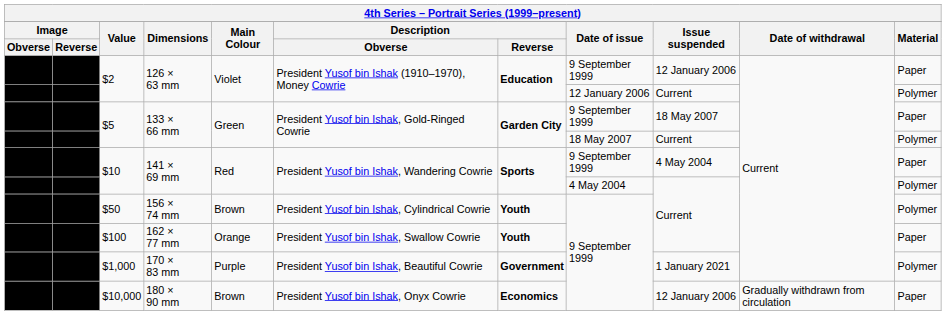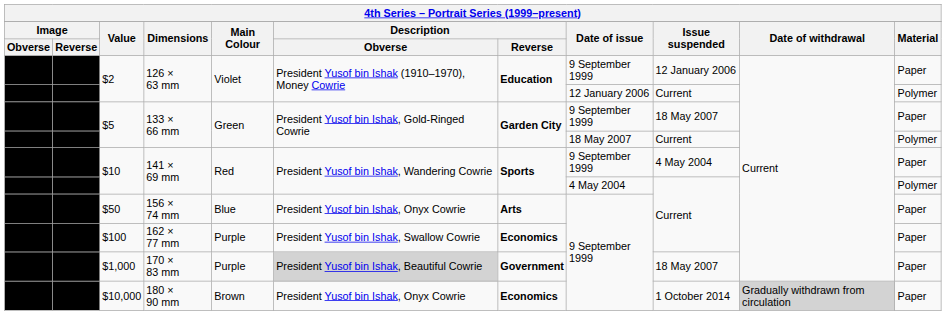(230, 209) Brown -> (225, 209) Blue
(383, 209) President Yusof bin Ishak, Cylindrical Cowrie -> (371, 209) President Yusof bin Ishak, Onyx Cowrie
(515, 209) Youth -> (511, 209) Arts
(917, 209) Polymer -> (912, 209) Paper
(232, 238) Orange -> (230, 238) Purple
(515, 238) Youth -> (529, 238) Economics
(379, 267) no background -> (379, 267) lightgrey background
(693, 267) 1 January 2021 -> (687, 267) 18 May 2007
(917, 267) Polymer -> (912, 267) Paper
(696, 296) 12 January 2006 -> (693, 296) 1 October 2014
(803, 296) no background -> (803, 296) lightgrey background
